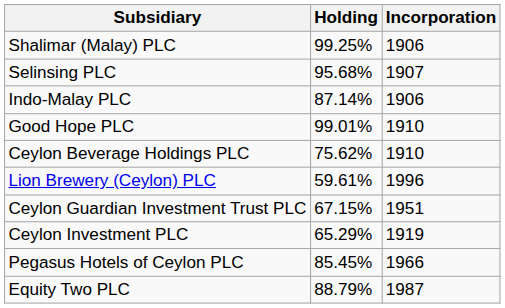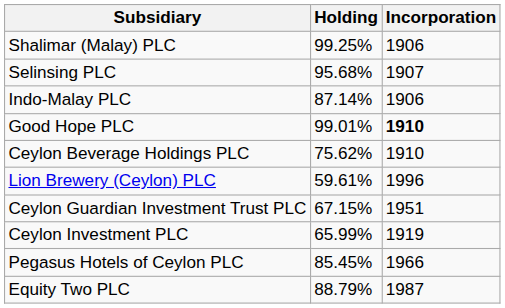(405, 126) normal -> (405, 126) bold
(343, 235) 65.29% -> (343, 235) 65.99%
